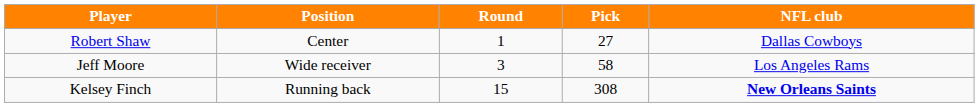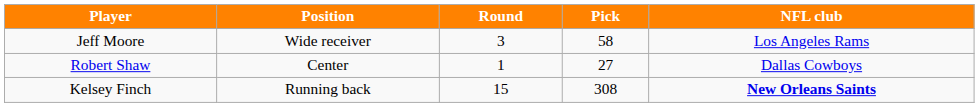rows swapped: (110, 41) <-> (110, 65)
